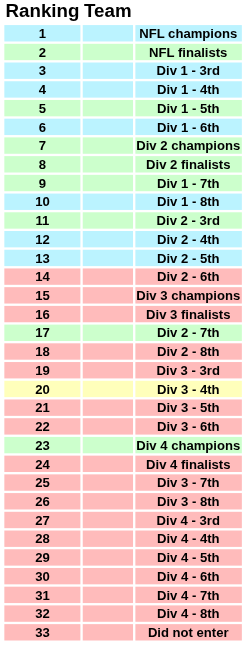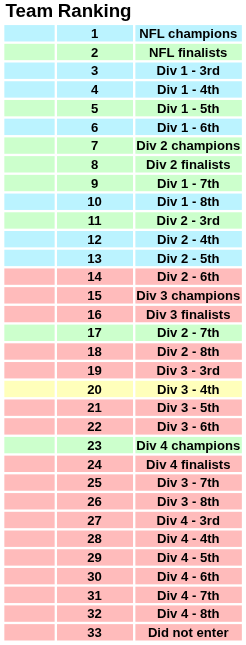columns swapped: (42, 10) <-> (108, 10)
